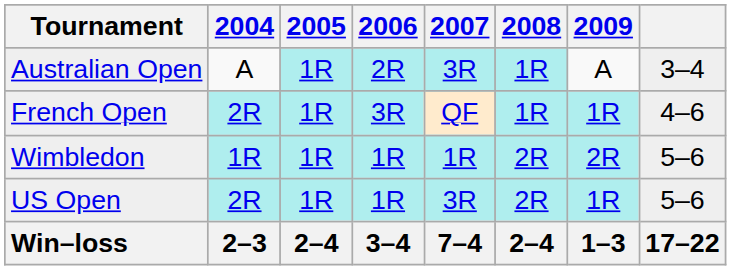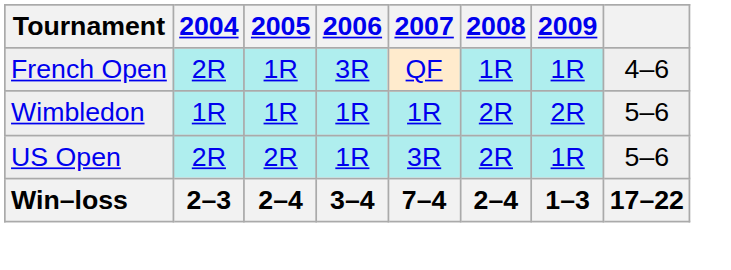- row: (107, 68)
(316, 198) 1R -> (281, 155) 2R
